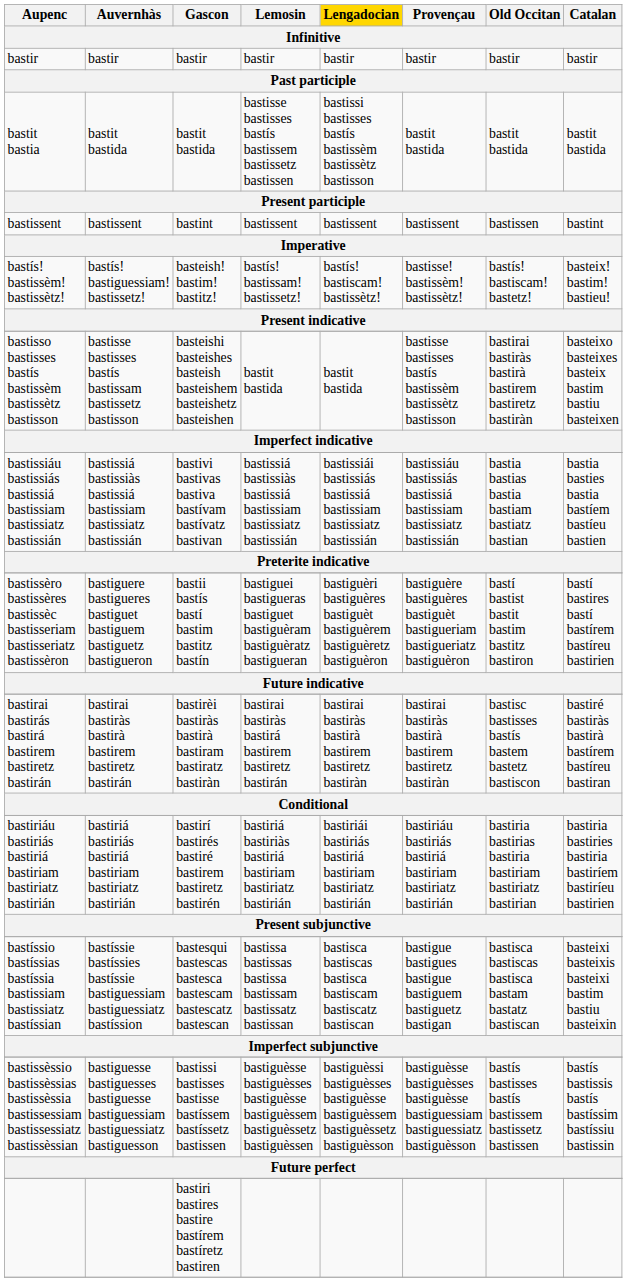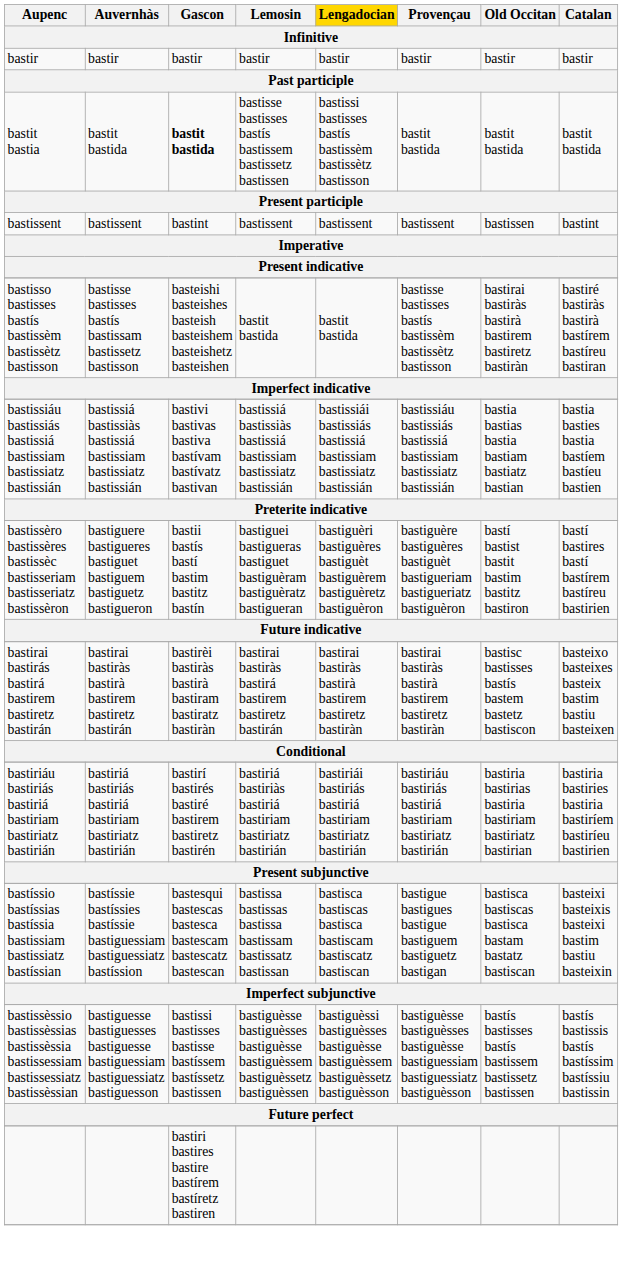(196, 141) normal -> (193, 141) bold
- row: (37, 282)
(593, 380) basteixo basteixes basteix bastim bastiu basteixen -> (586, 327) bastiré bastiràs bastirà bastírem bastíreu bastiran
(591, 743) bastiré bastiràs bastirà bastírem bastíreu bastiran -> (588, 691) basteixo basteixes basteix bastim bastiu basteixen
